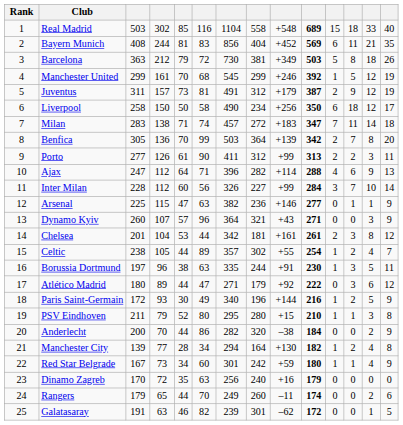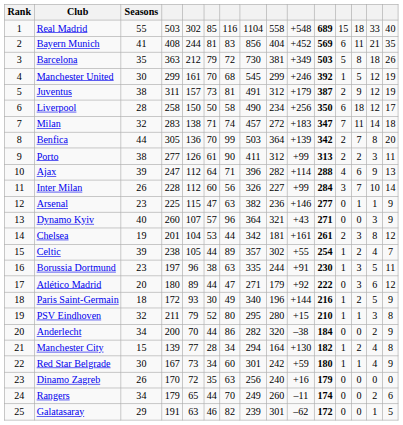+ column: (141, 12)
